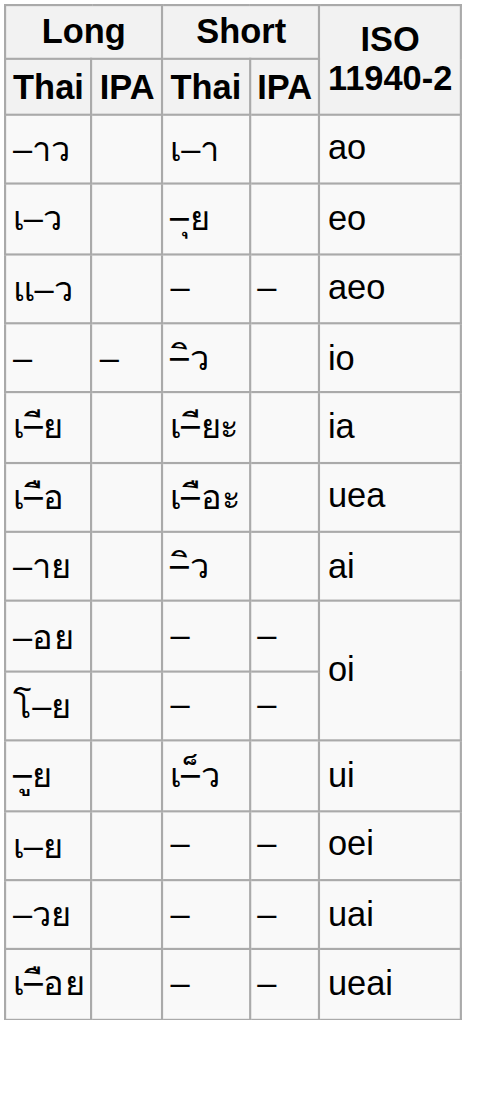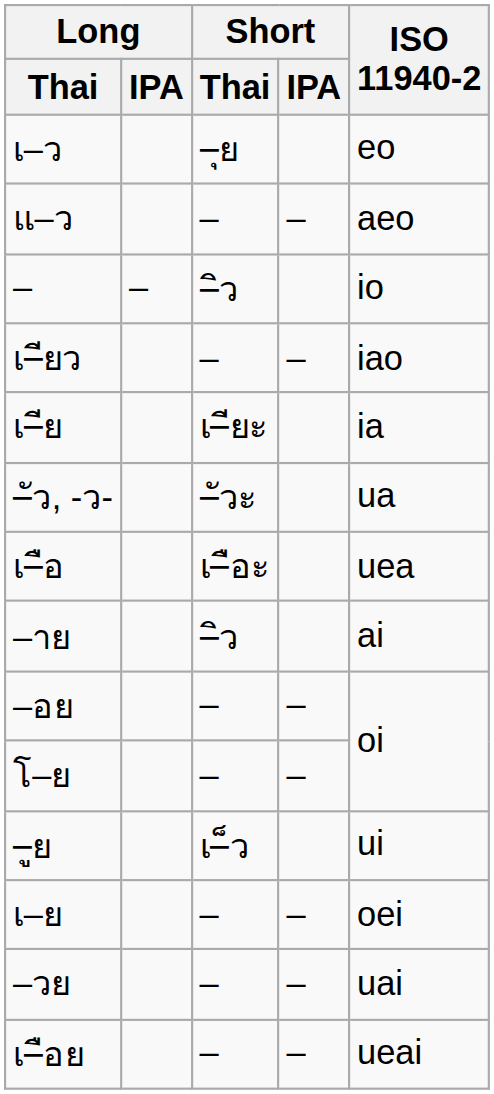- row: (42, 149)
+ row: (47, 358)
+ row: (63, 497)
